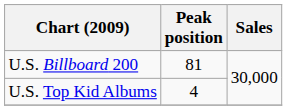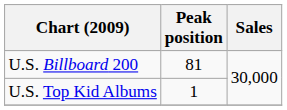(194, 91) 4 -> (194, 91) 1
